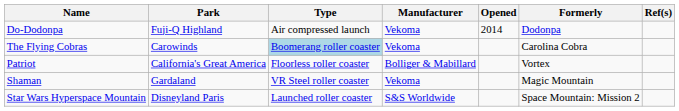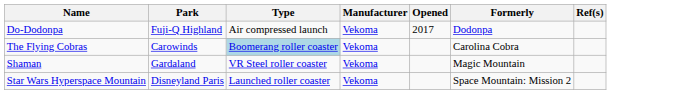(492, 30) 2014 -> (423, 30) 2017
- row: (21, 64)
(420, 98) S&S Worldwide -> (360, 81) Vekoma
